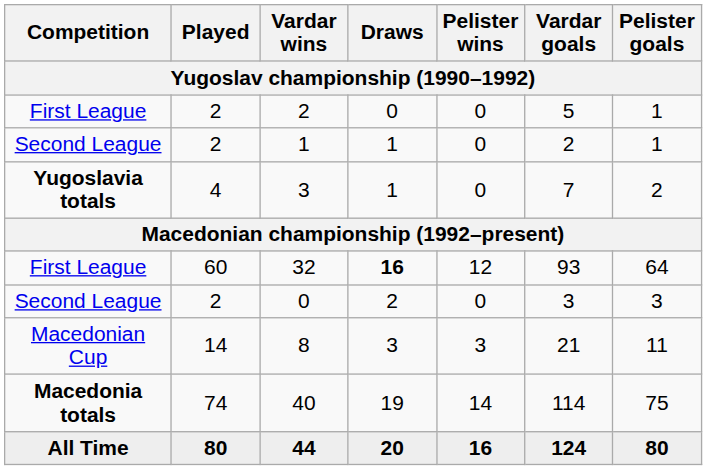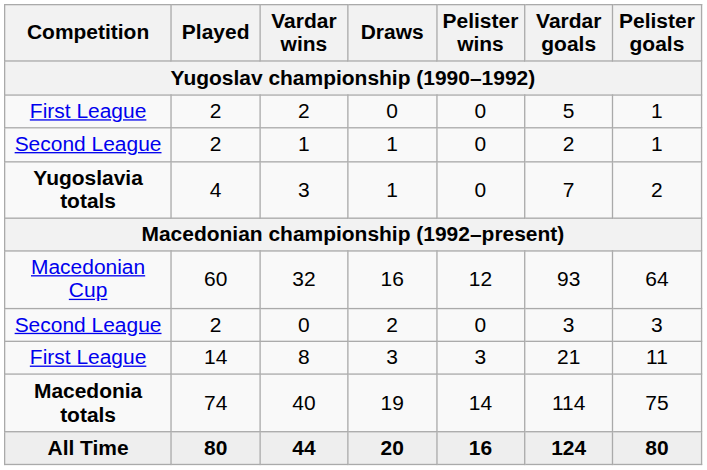(88, 267) First League -> (88, 279) Macedonian Cup
(392, 267) bold -> (392, 279) normal
(88, 346) Macedonian Cup -> (88, 357) First League
